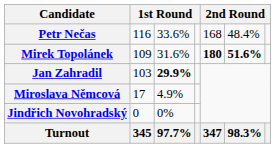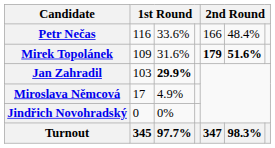(212, 34) 168 -> (212, 34) 166
(212, 53) 180 -> (212, 53) 179
